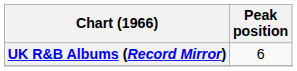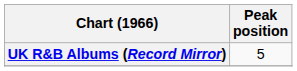(261, 54) 6 -> (261, 54) 5
